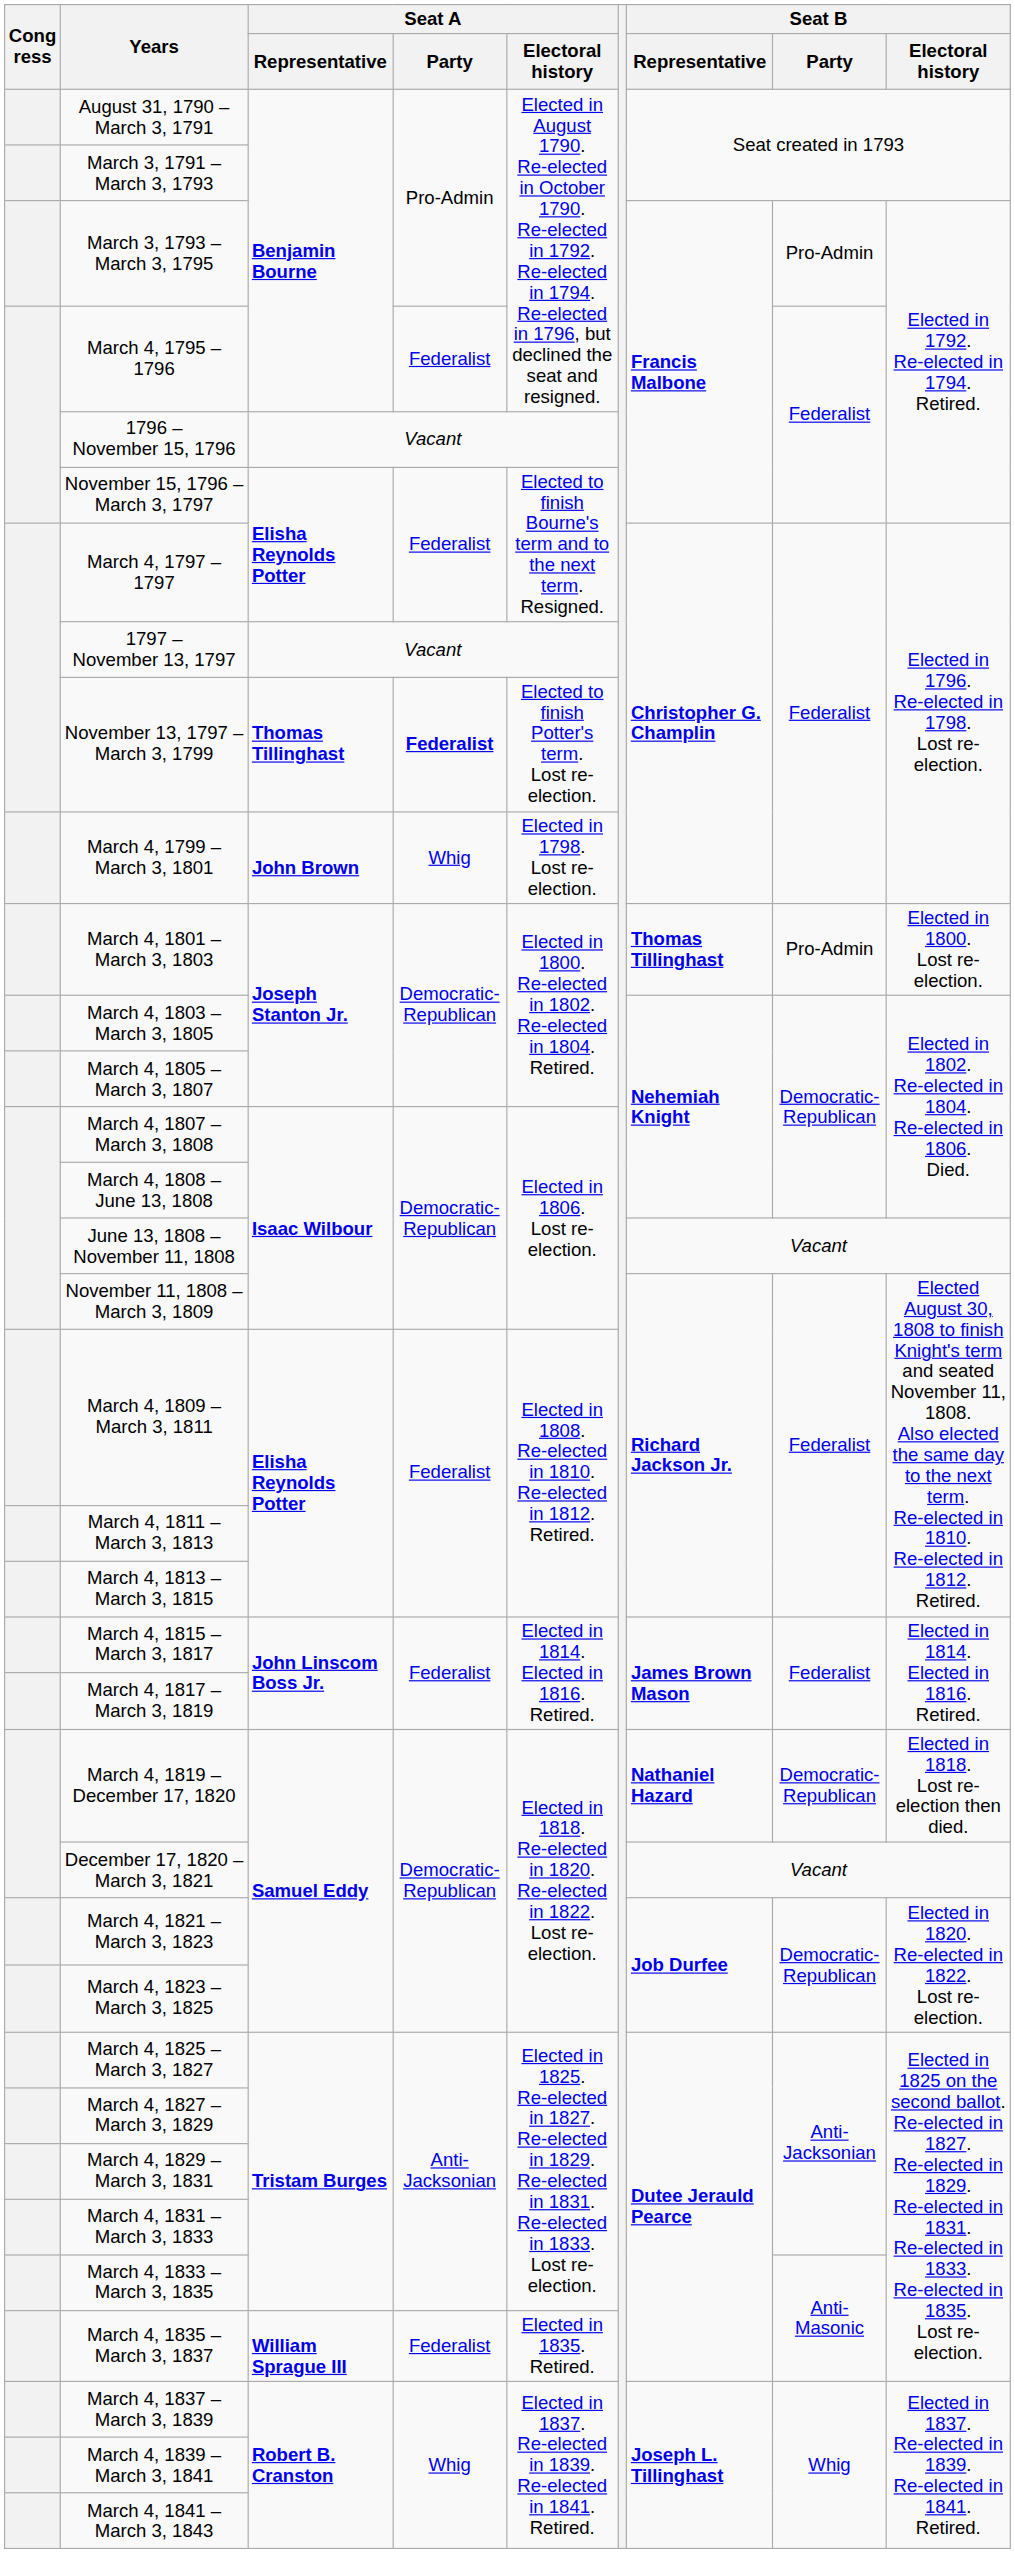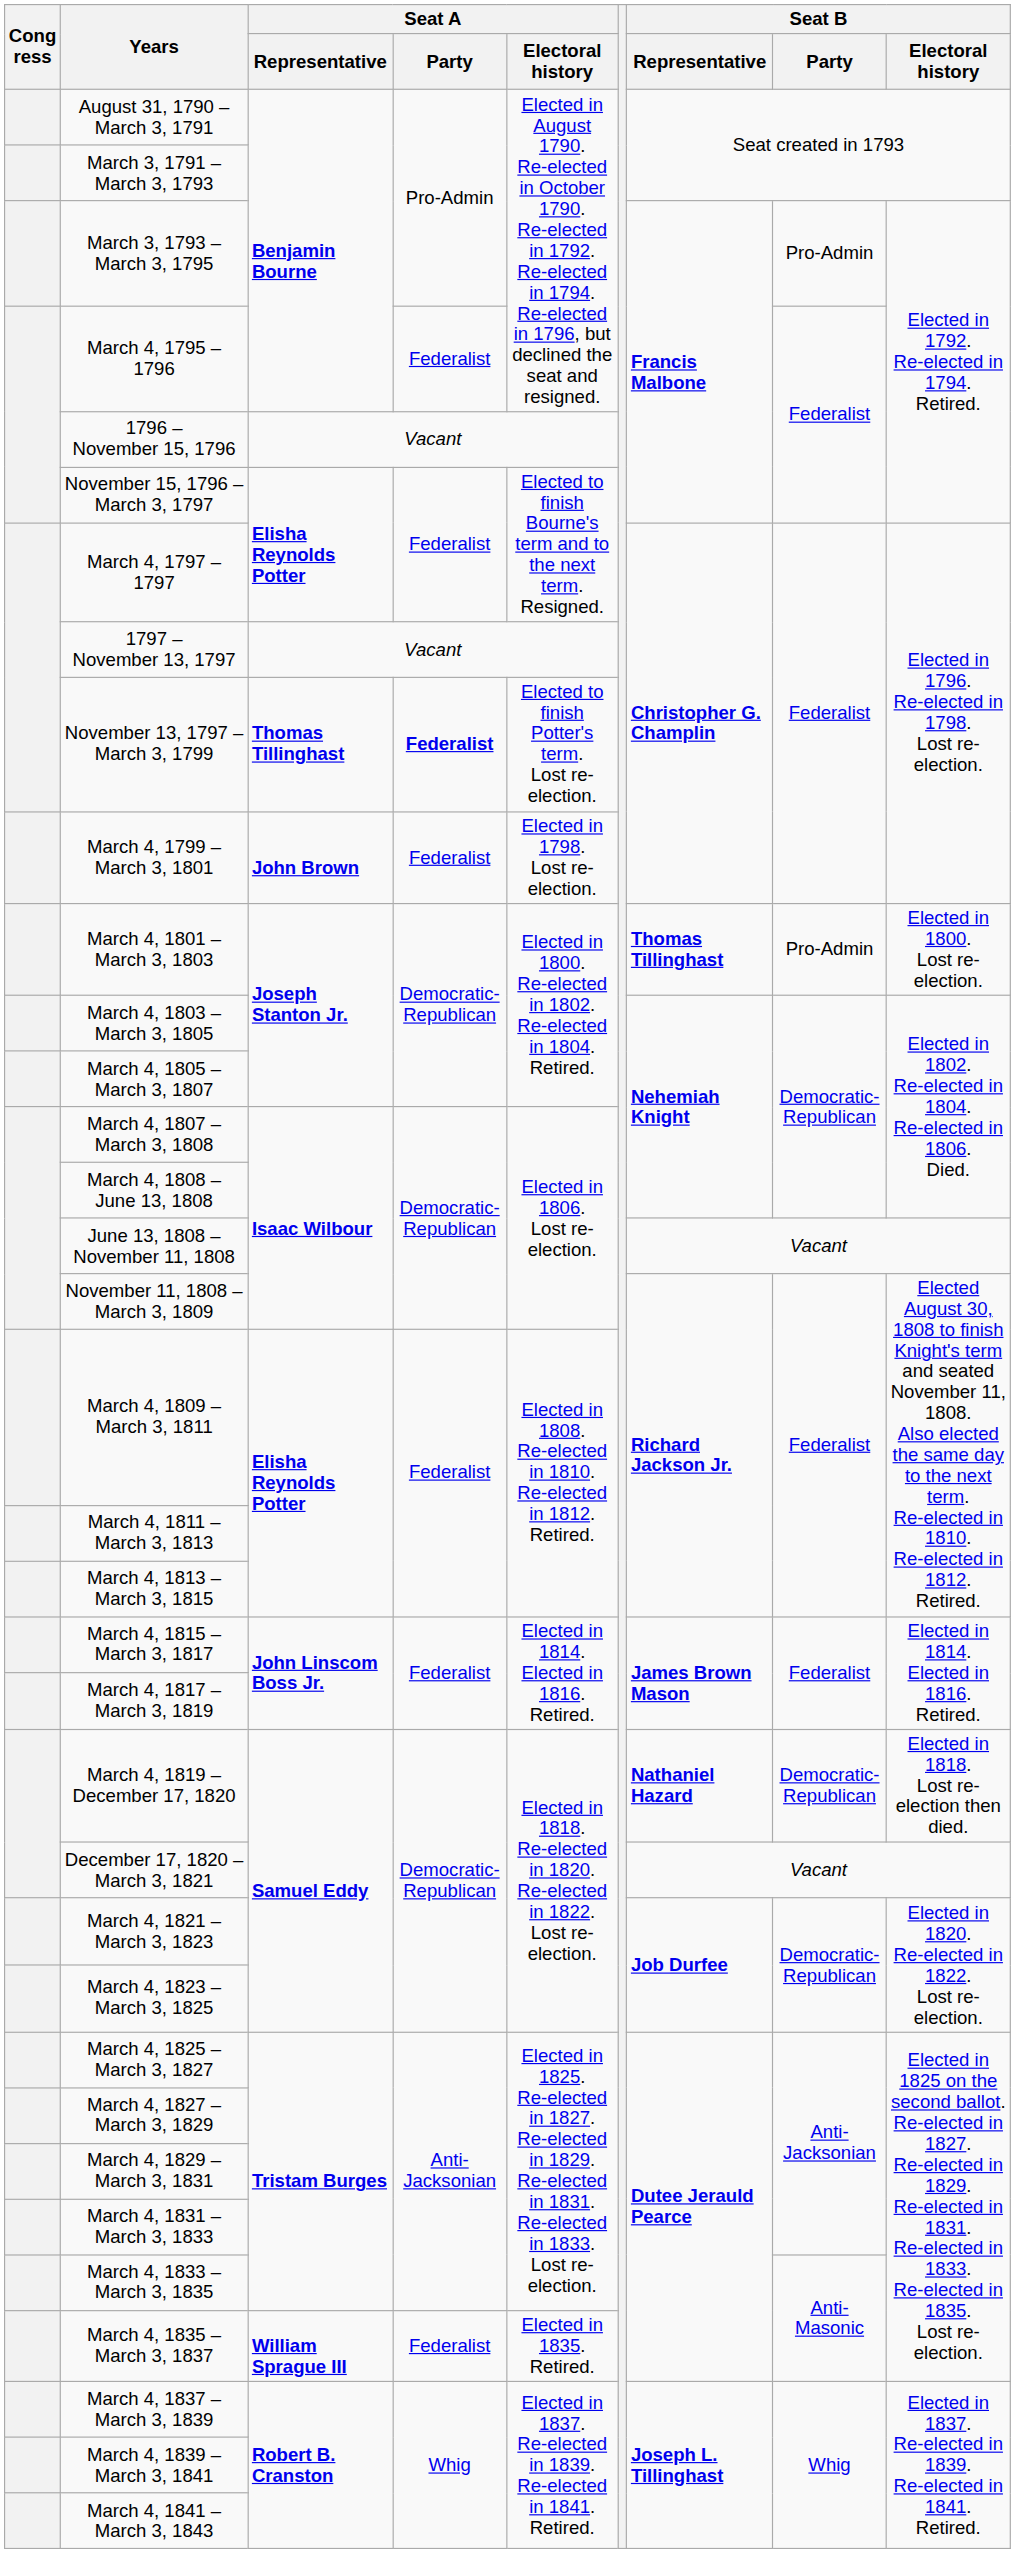(450, 857) Whig -> (450, 857) Federalist
